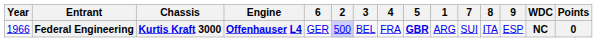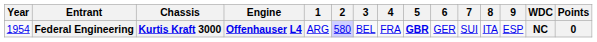columns swapped: (445, 13) <-> (318, 13)
(18, 29) 1966 -> (18, 29) 1954
(342, 29) 500 -> (342, 29) 580
